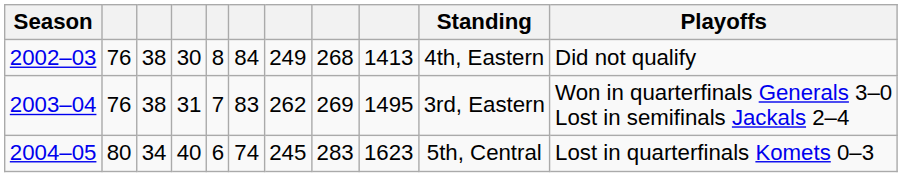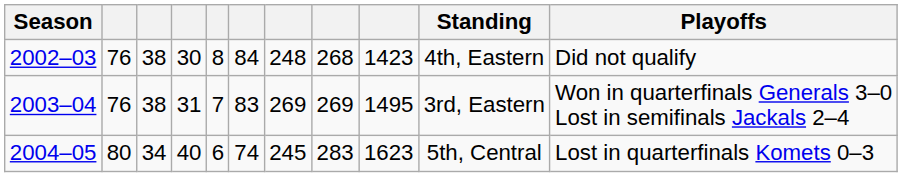(288, 57) 249 -> (288, 57) 248
(389, 57) 1413 -> (389, 57) 1423
(288, 105) 262 -> (288, 105) 269
